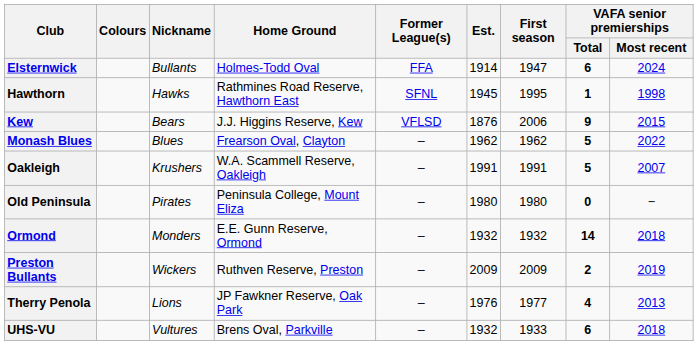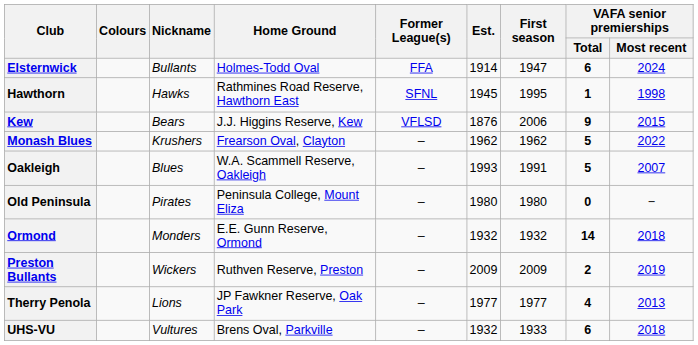(168, 141) Blues -> (177, 141) Krushers
(177, 168) Krushers -> (168, 168) Blues
(483, 168) 1991 -> (483, 168) 1993
(483, 303) 1976 -> (483, 303) 1977
